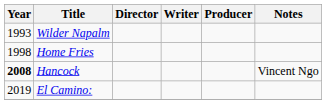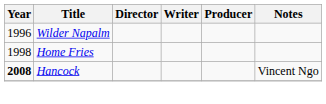(19, 33) 1993 -> (19, 33) 1996
- row: (65, 90)
